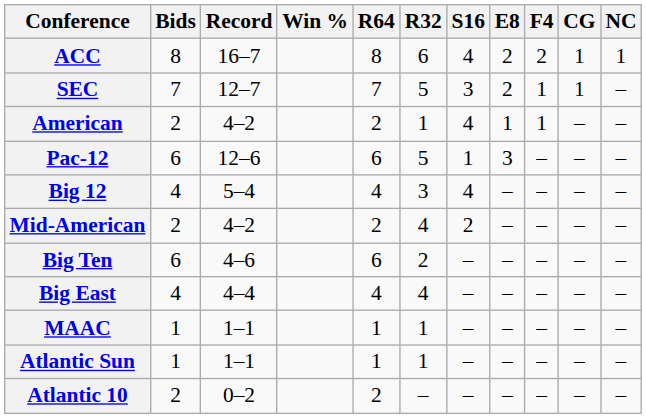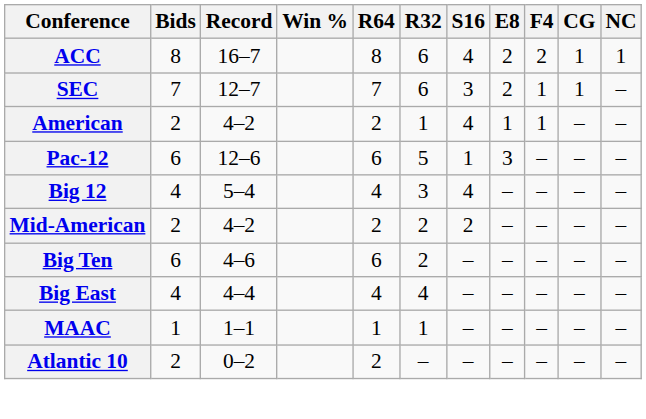(423, 89) 5 -> (423, 89) 6
(423, 225) 4 -> (423, 225) 2
- row: (77, 361)
